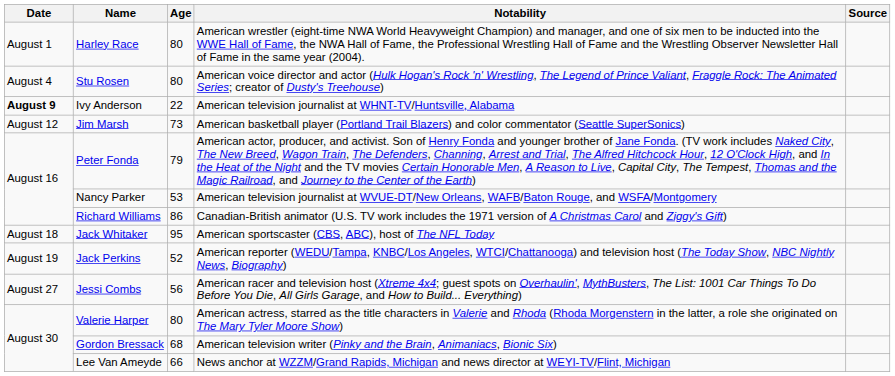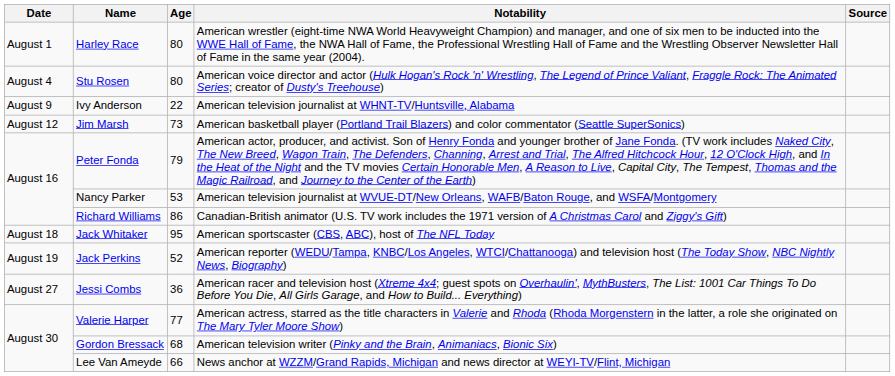(31, 105) bold -> (29, 105) normal
(176, 289) 56 -> (176, 289) 36
(176, 320) 80 -> (176, 320) 77
